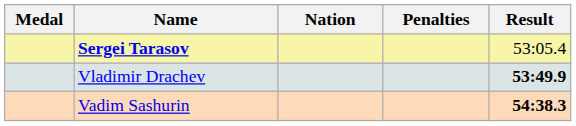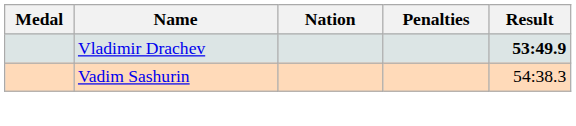- row: (133, 48)
(539, 106) bold -> (540, 77) normal
